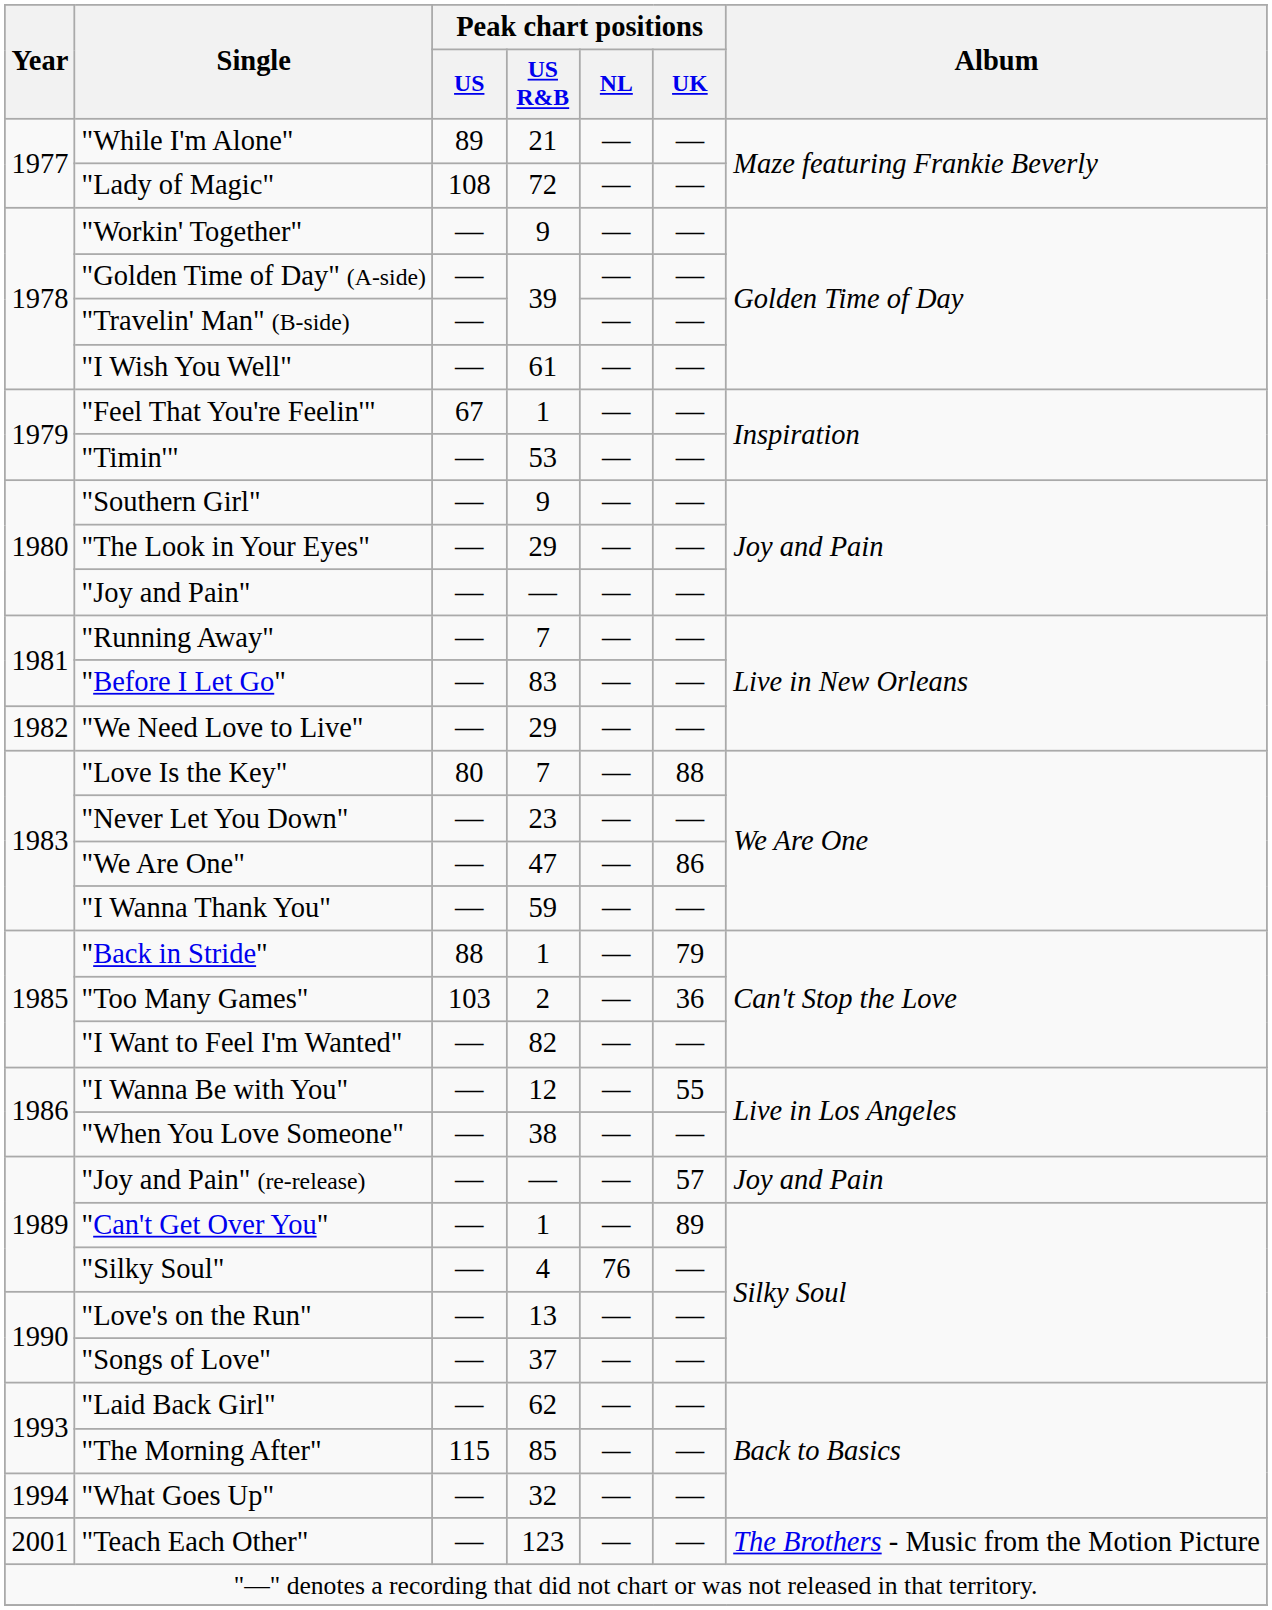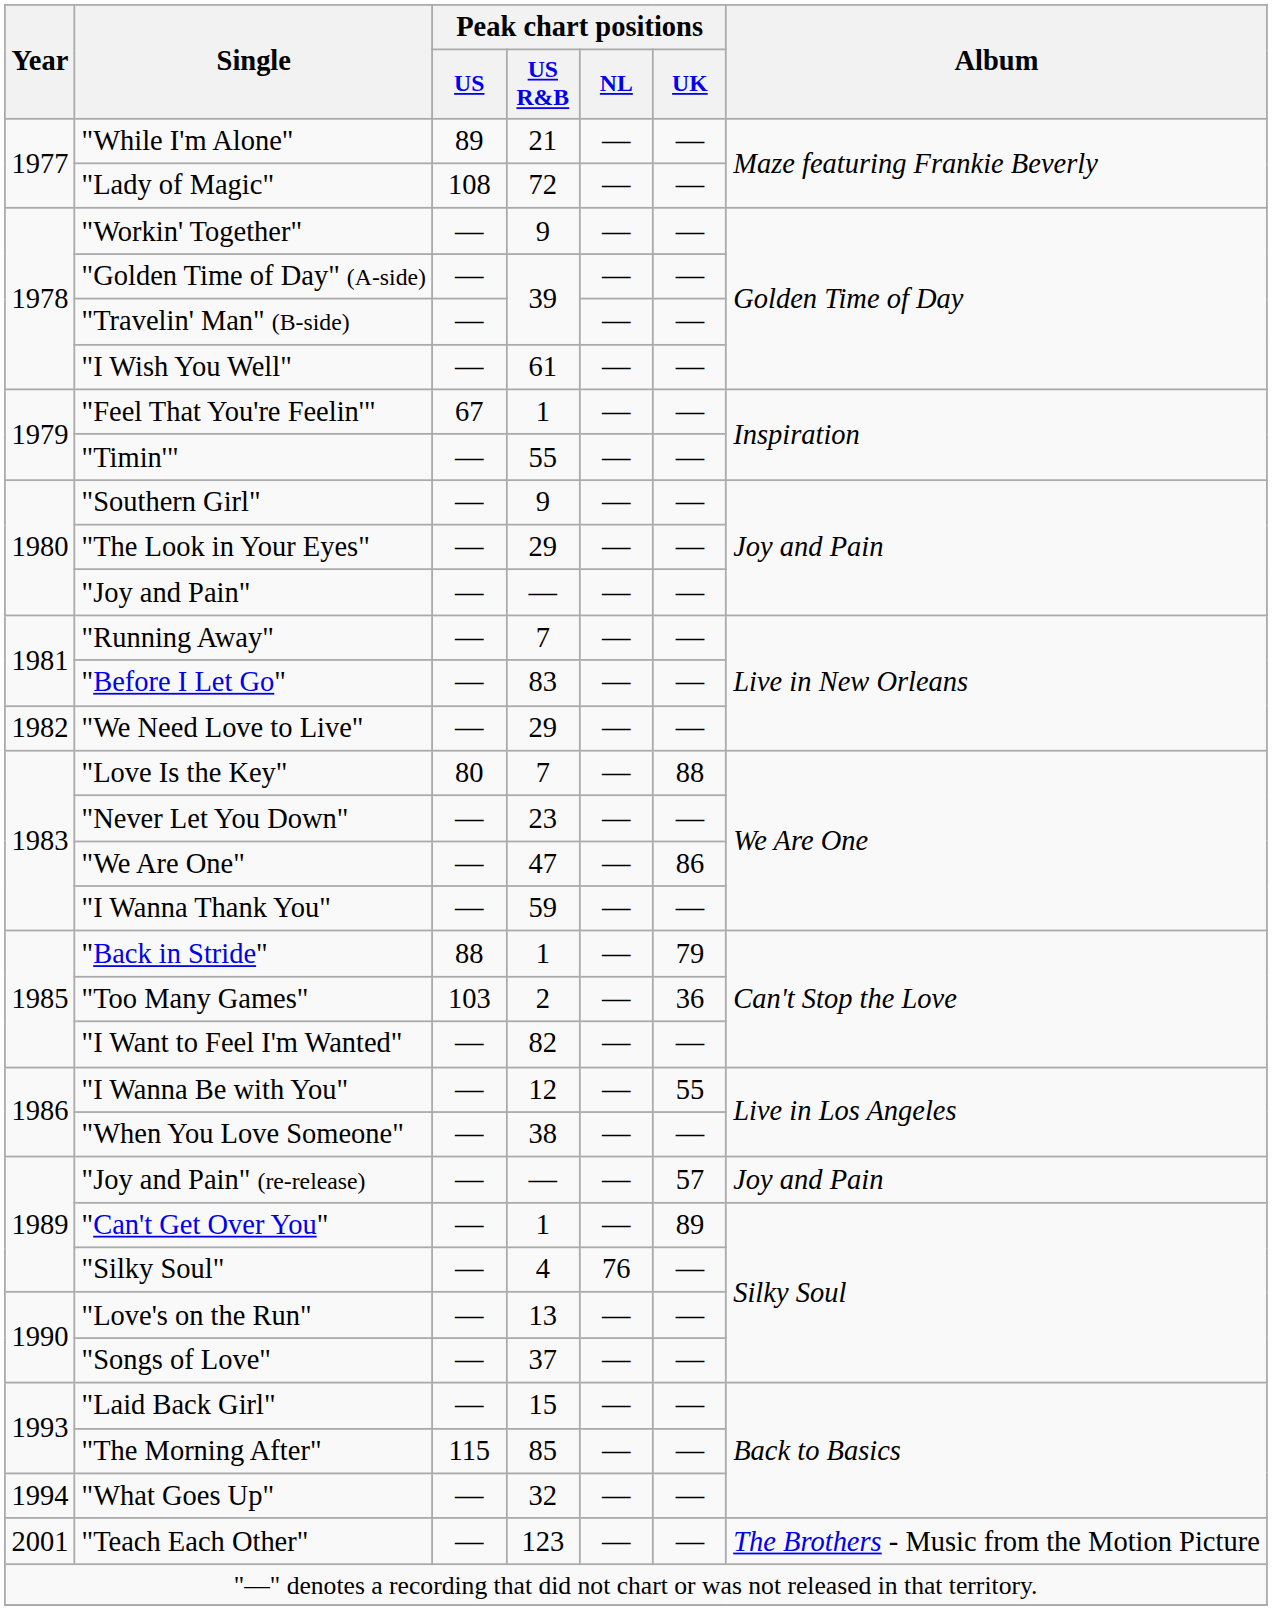(543, 456) 53 -> (543, 456) 55
(543, 1405) 62 -> (543, 1405) 15
